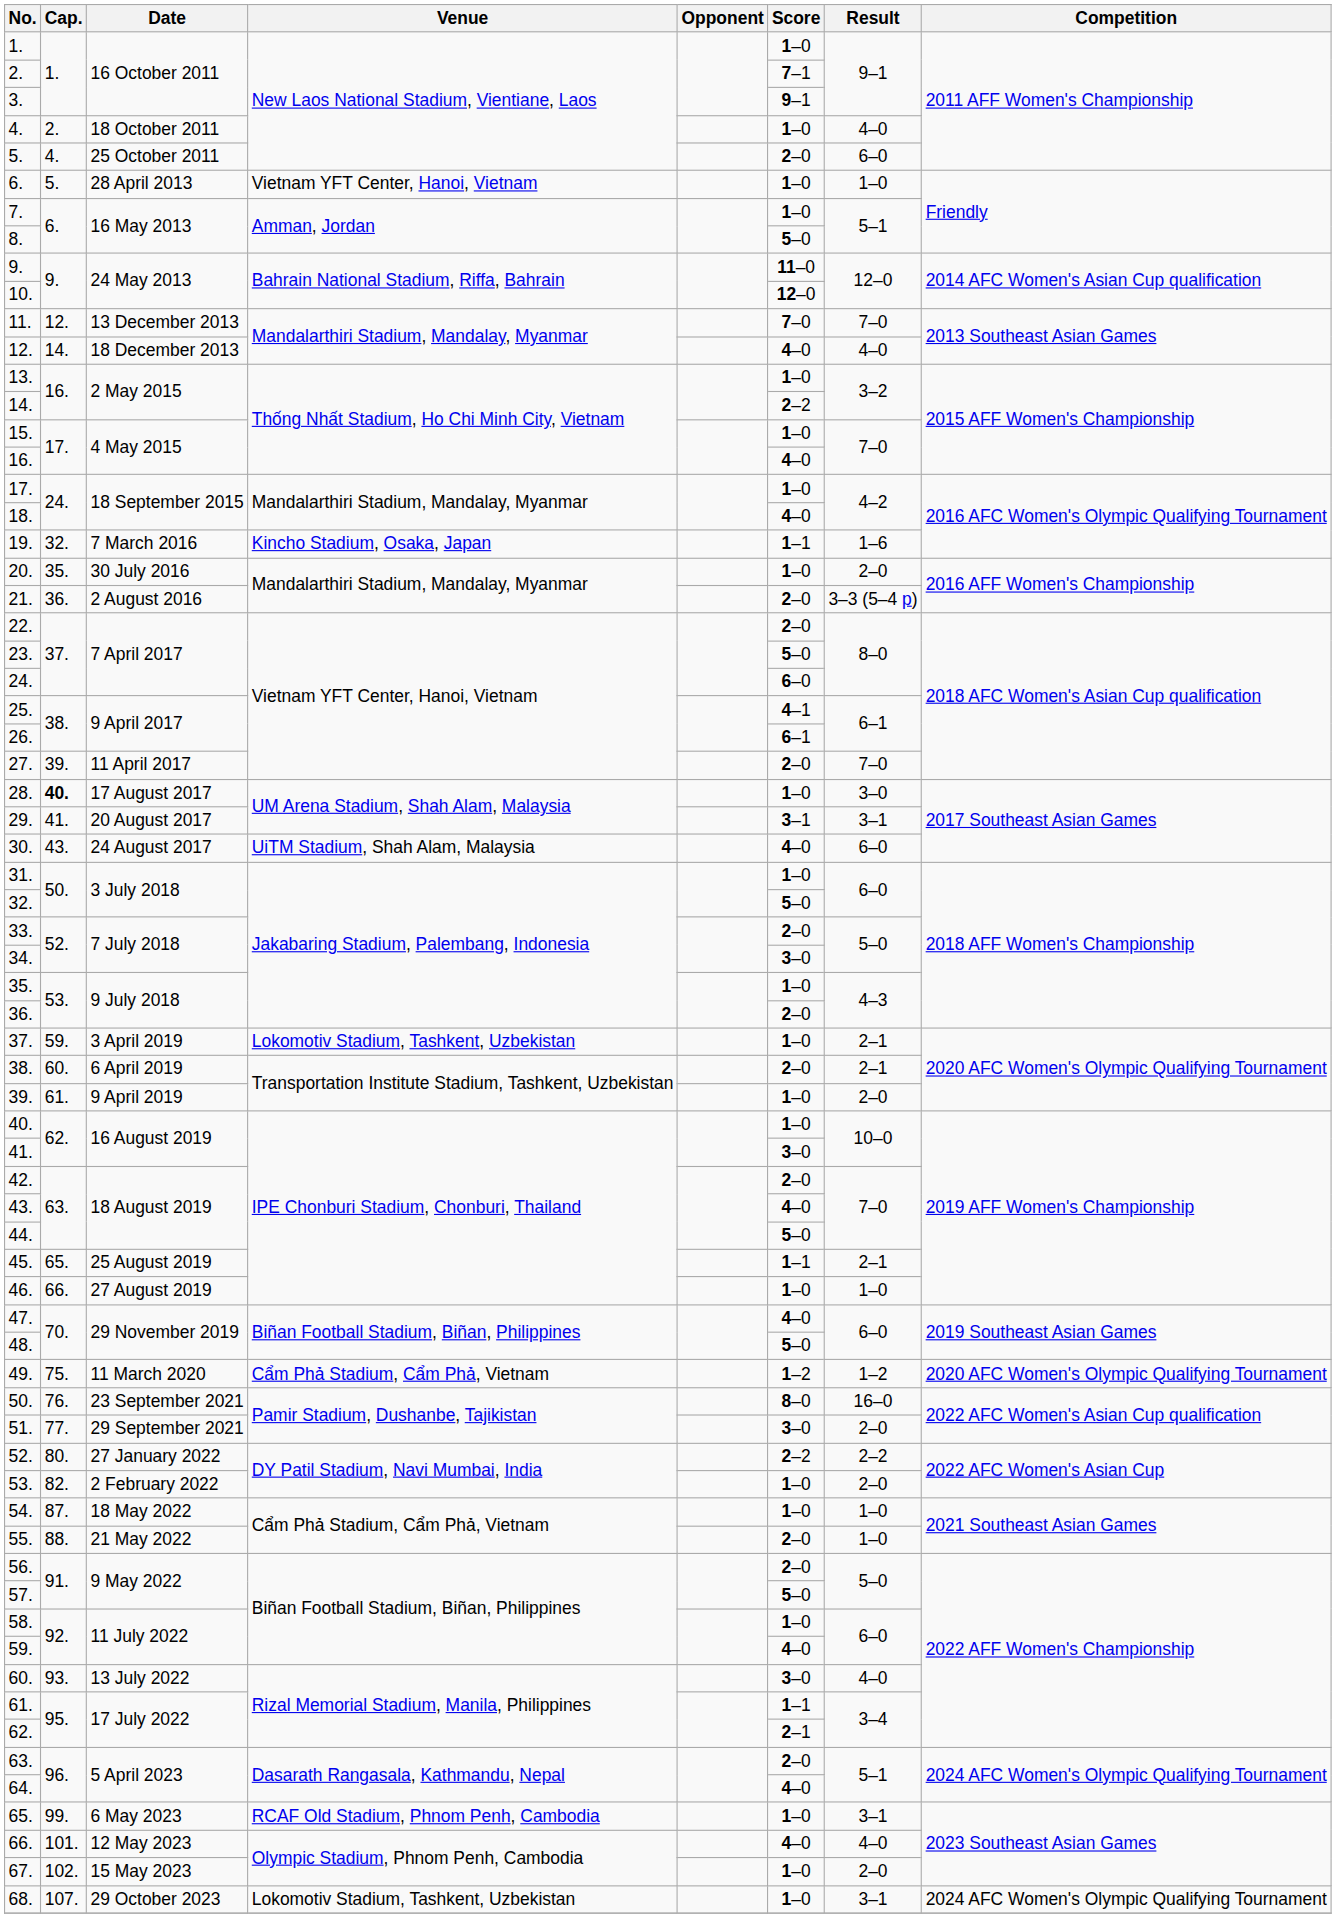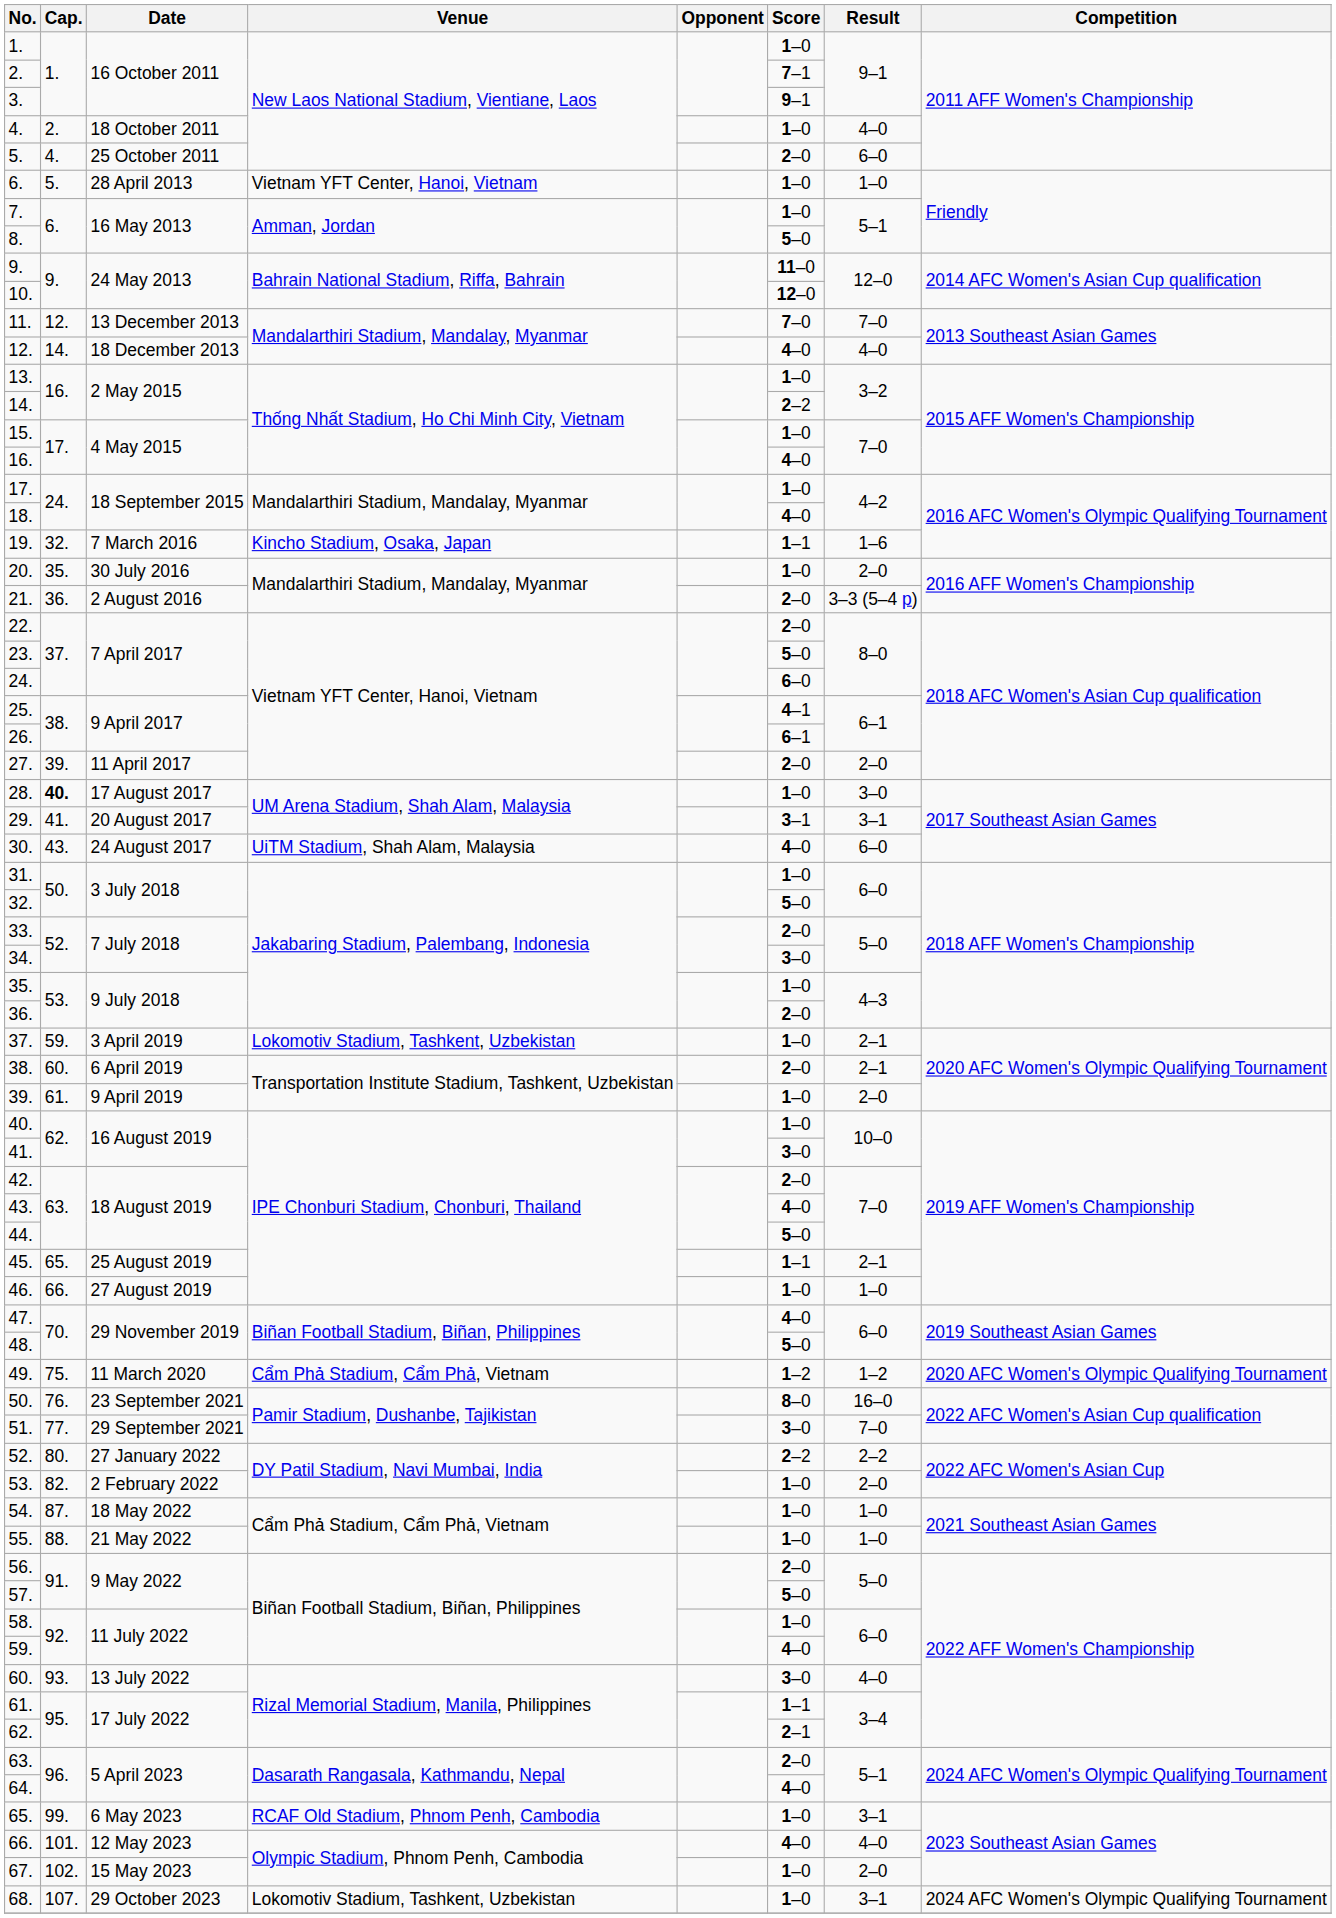(873, 765) 7–0 -> (873, 765) 2–0
(873, 1428) 2–0 -> (873, 1428) 7–0
(796, 1539) 2–0 -> (796, 1539) 1–0
